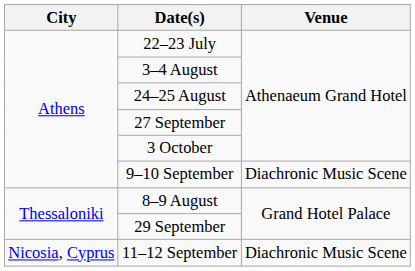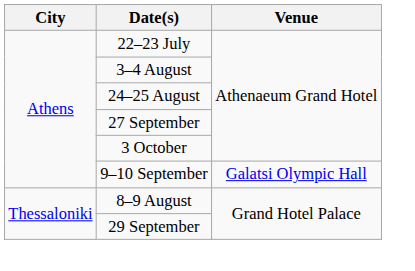(326, 174) Diachronic Music Scene -> (296, 174) Galatsi Olympic Hall
- row: (180, 252)
